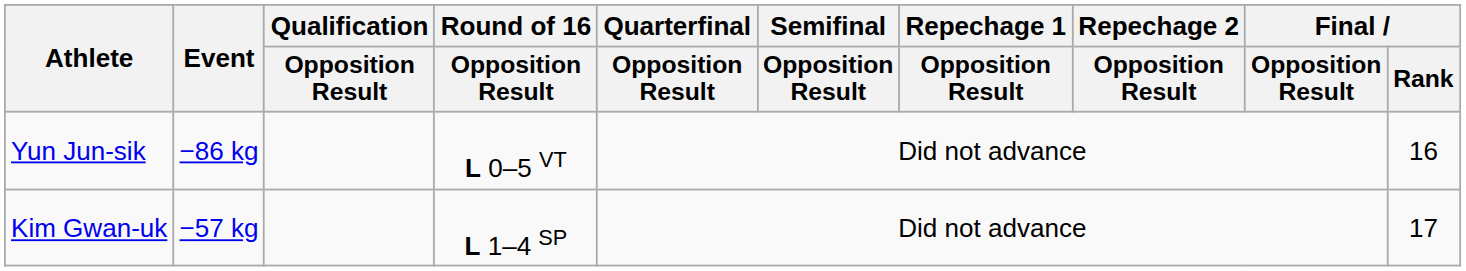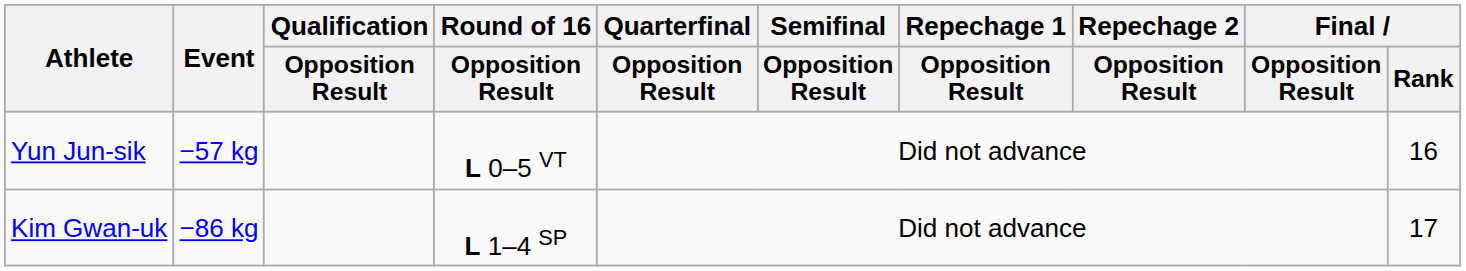(219, 151) −86 kg -> (219, 151) −57 kg
(219, 228) −57 kg -> (219, 228) −86 kg
